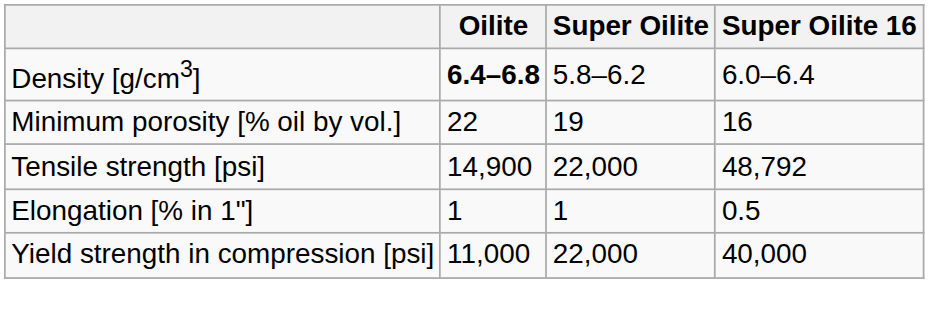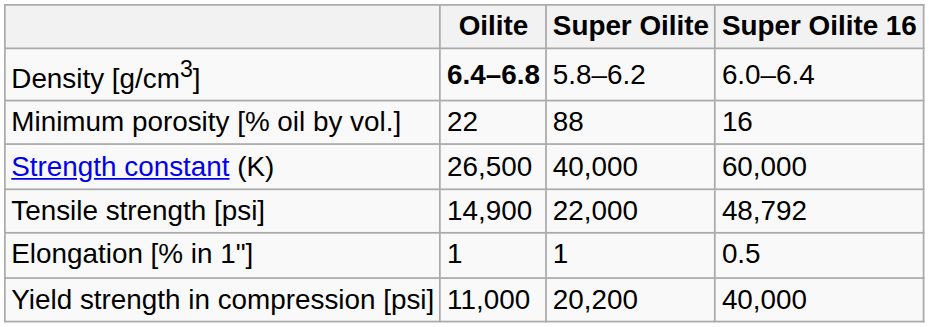(568, 122) 19 -> (568, 122) 88
+ row: (143, 166)
(595, 254) 22,000 -> (595, 299) 20,200
